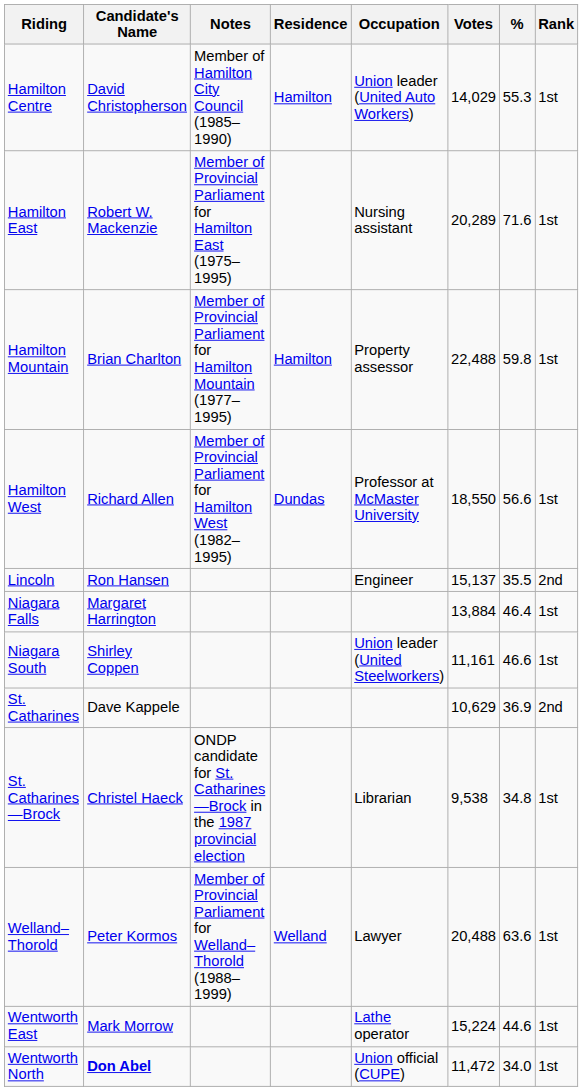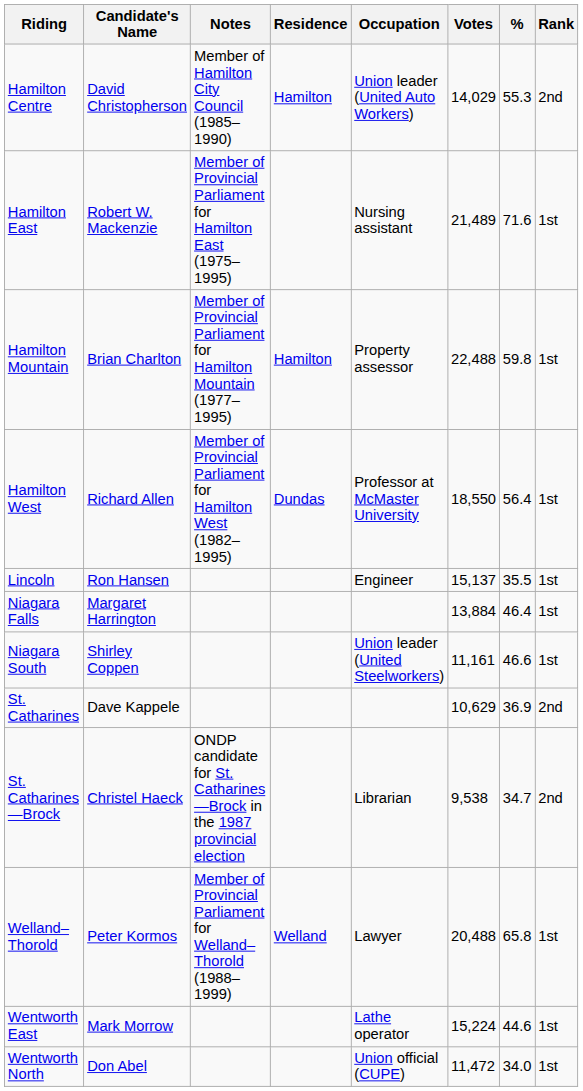(548, 97) 1st -> (551, 97) 2nd
(474, 220) 20,289 -> (474, 220) 21,489
(517, 498) 56.6 -> (517, 498) 56.4
(551, 580) 2nd -> (548, 580) 1st
(517, 797) 34.8 -> (517, 797) 34.7
(548, 797) 1st -> (551, 797) 2nd
(517, 936) 63.6 -> (517, 936) 65.8
(119, 1066) bold -> (117, 1066) normal
